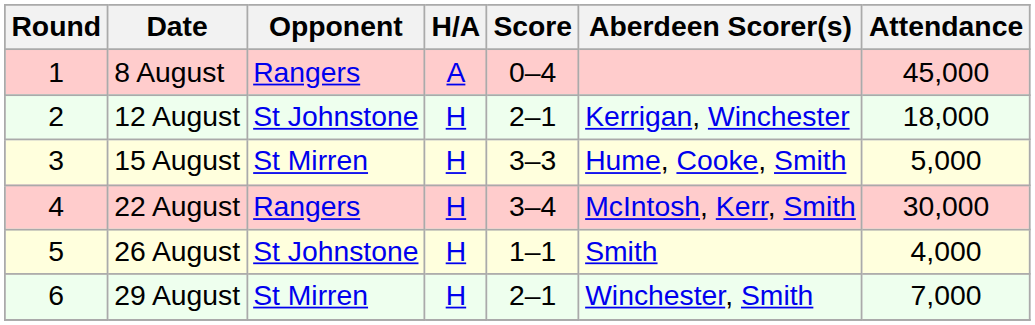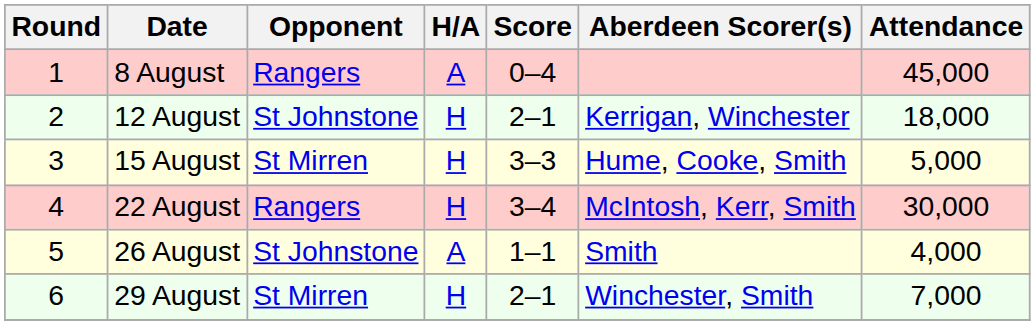(456, 251) H -> (456, 251) A
